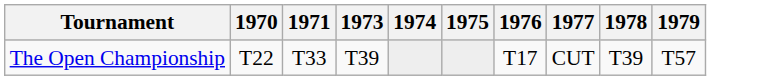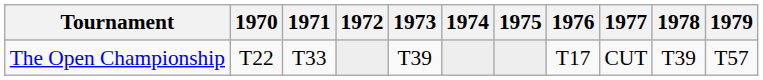+ column: (362, 22)
